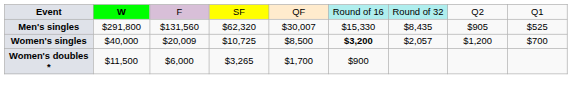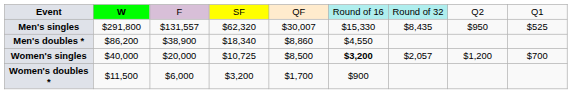(179, 27) $131,560 -> (179, 27) $131,557
(478, 27) $905 -> (478, 27) $950
+ row: (49, 42)
(179, 42) $20,009 -> (179, 56) $20,000
(239, 62) $3,265 -> (239, 76) $3,200
